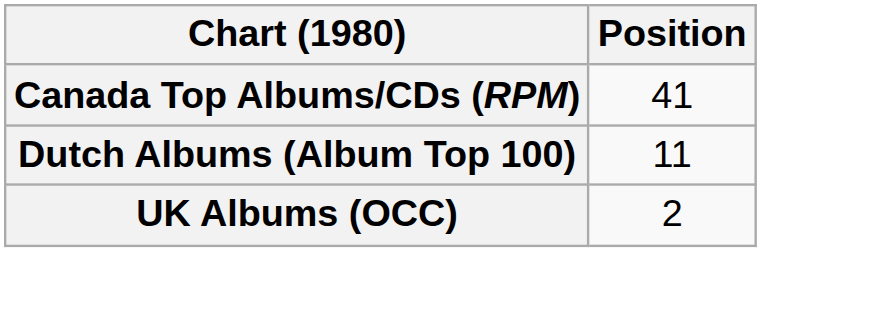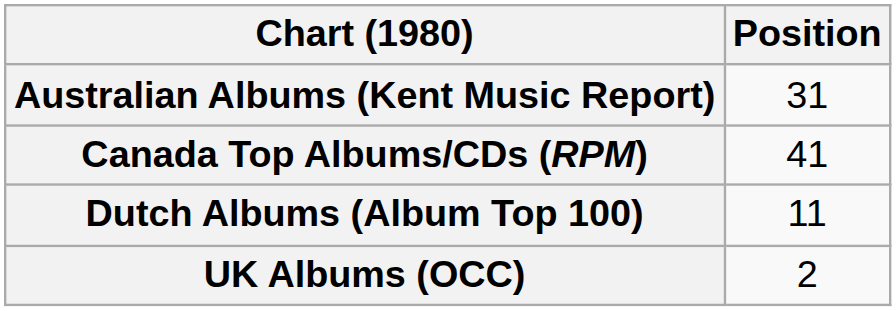+ row: (365, 94)
